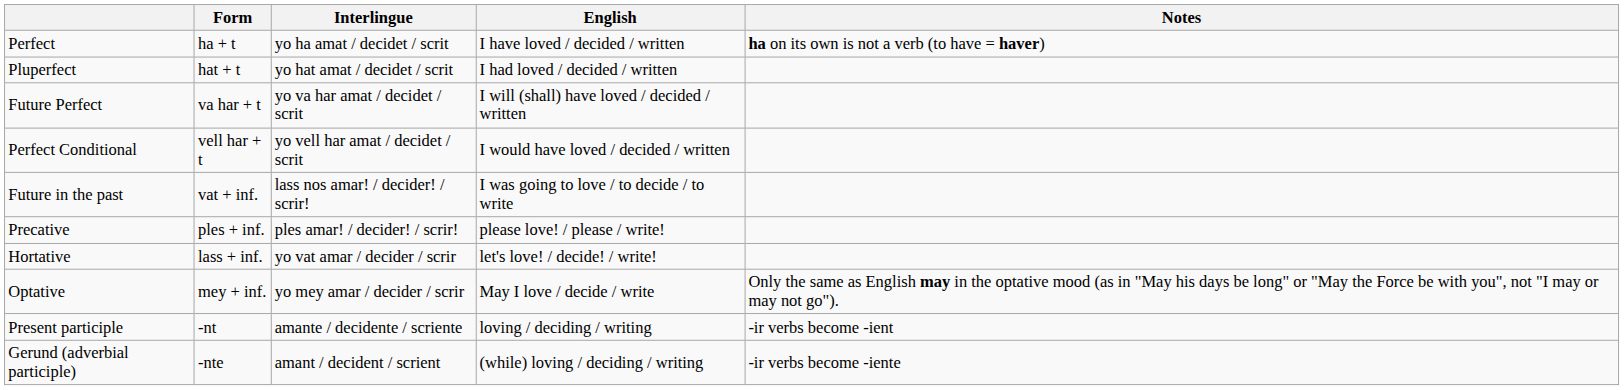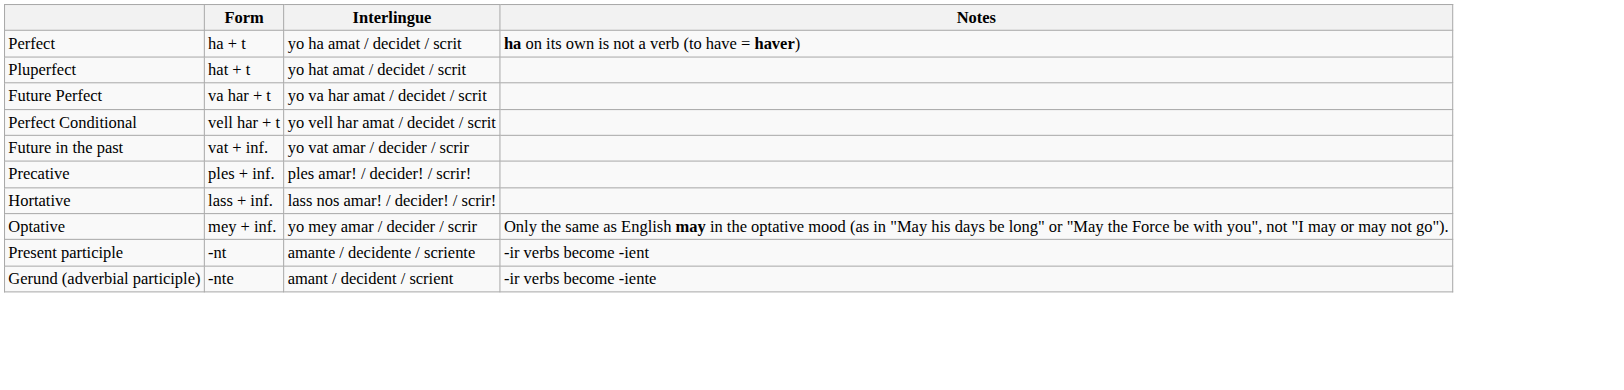- column: (610, 17)
(360, 194) lass nos amar! / decider! / scrir! -> (378, 148) yo vat amar / decider / scrir
(365, 256) yo vat amar / decider / scrir -> (392, 200) lass nos amar! / decider! / scrir!
